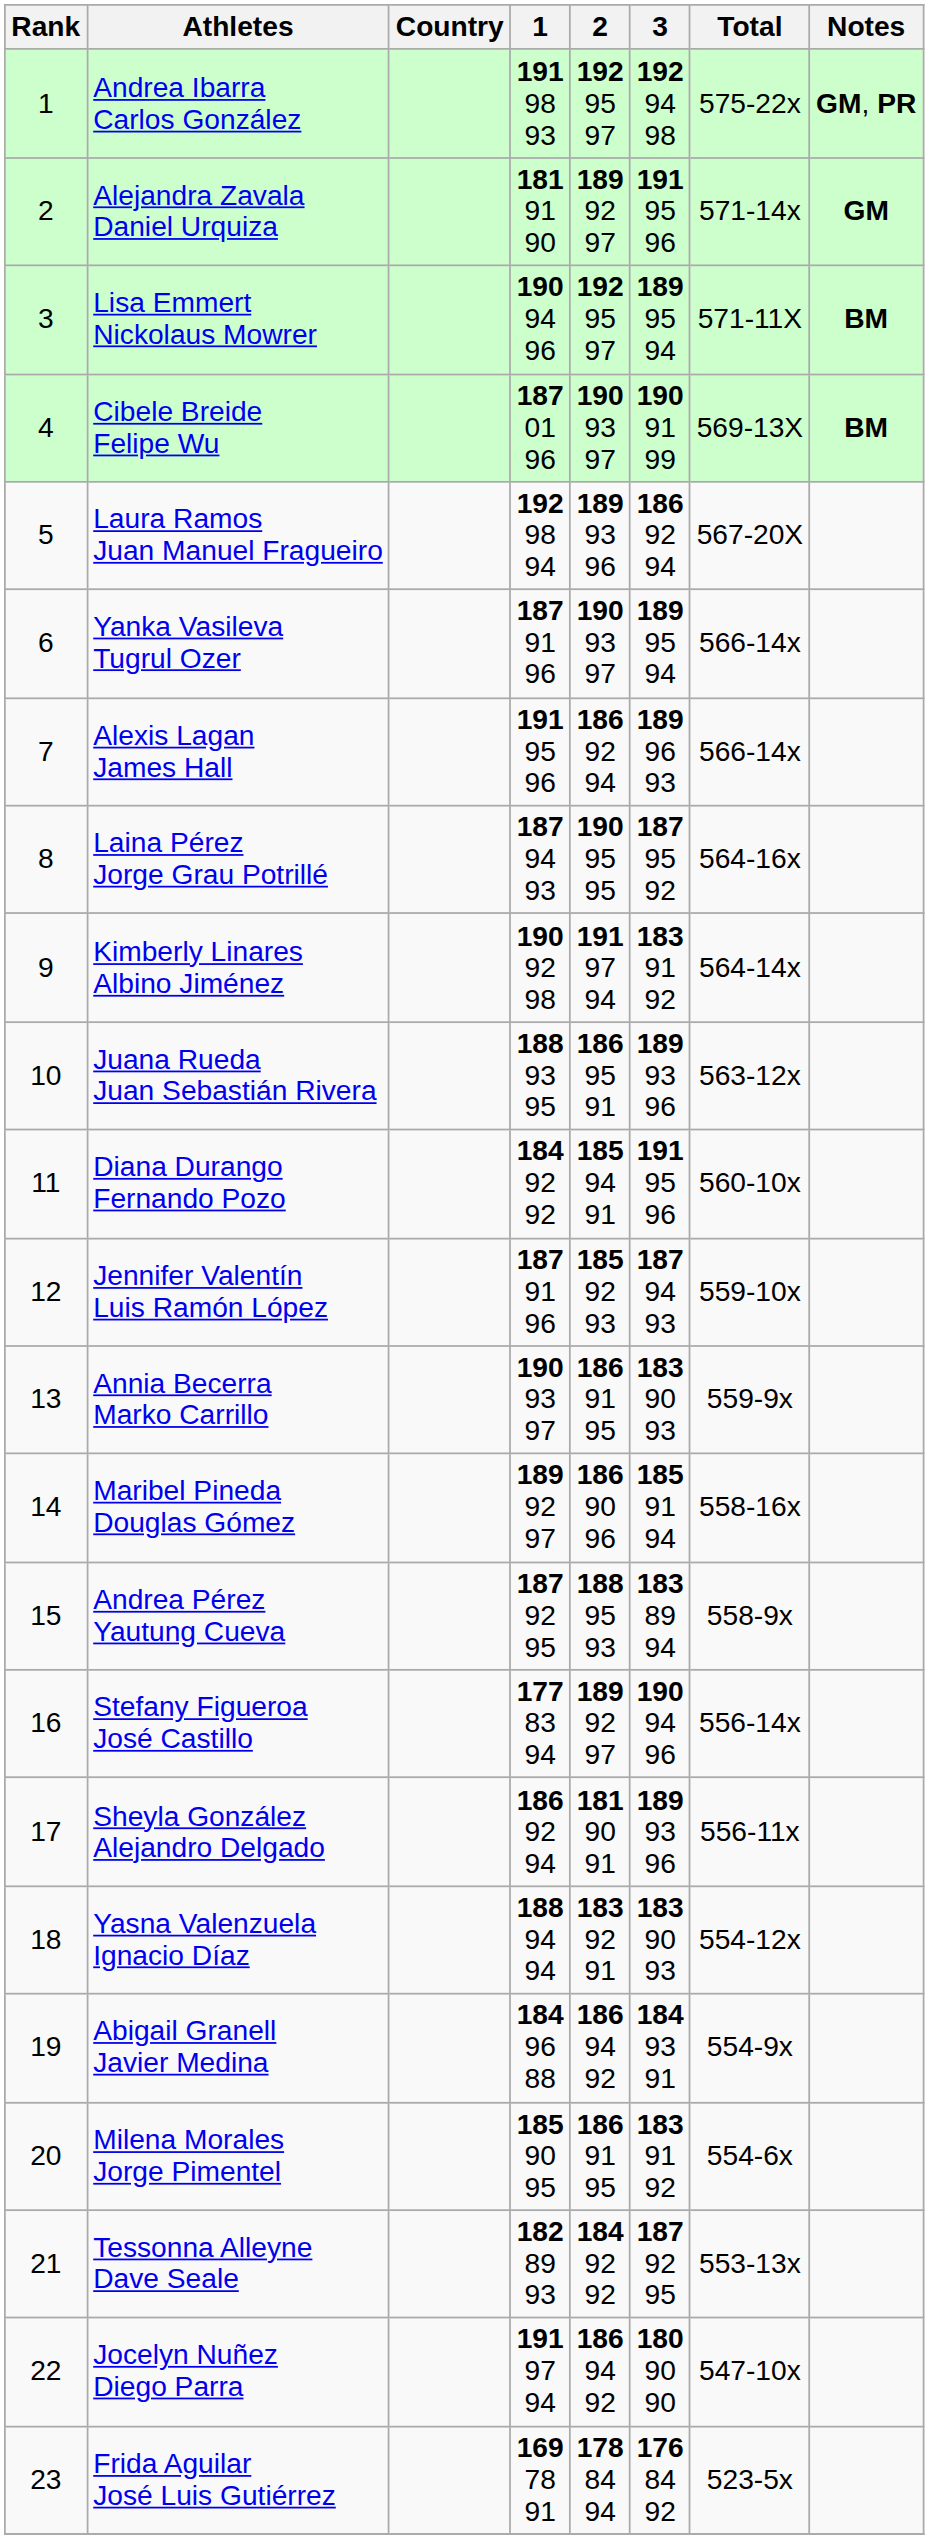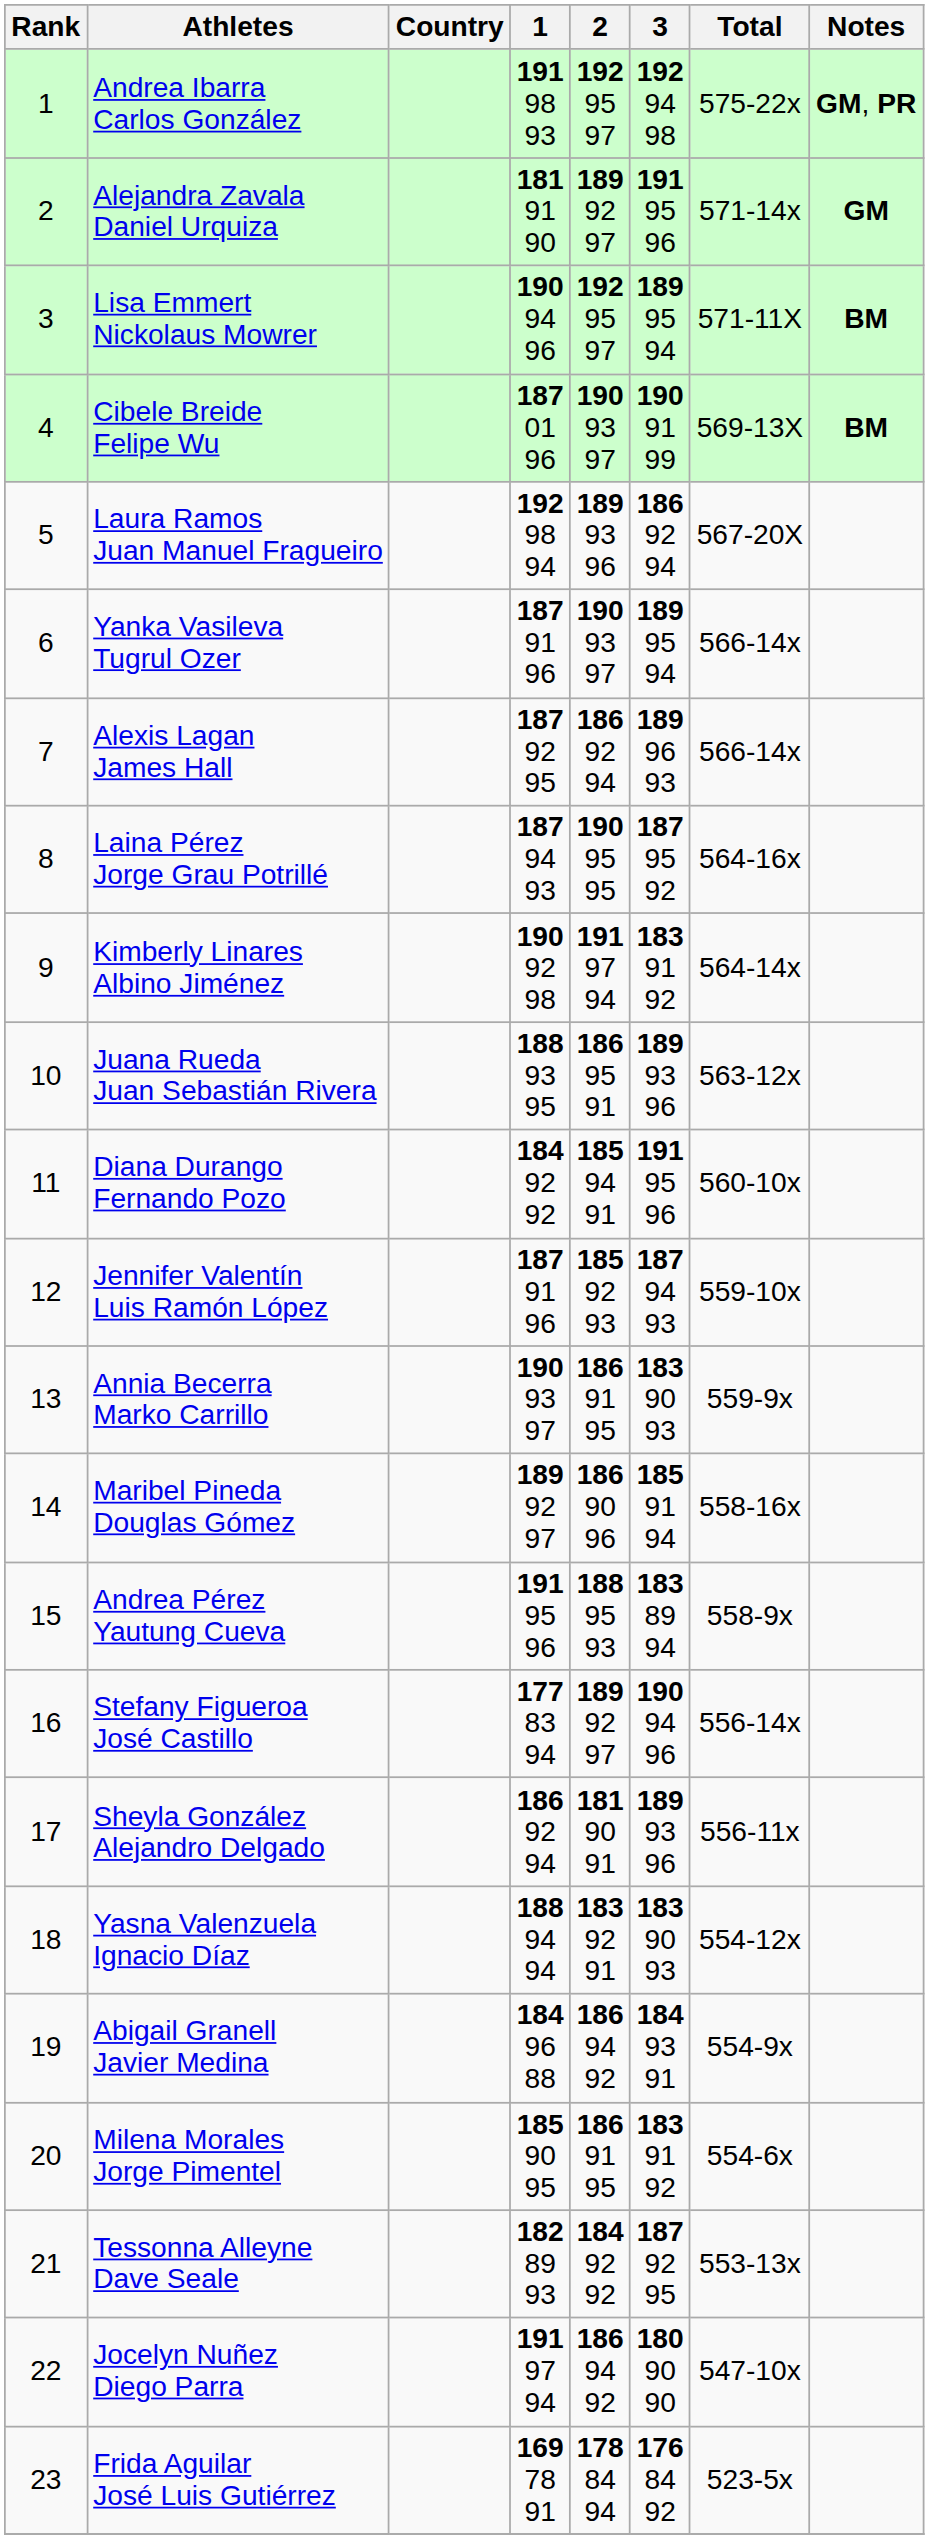(540, 751) 191 95 96 -> (540, 751) 187 92 95
(540, 1615) 187 92 95 -> (540, 1615) 191 95 96
